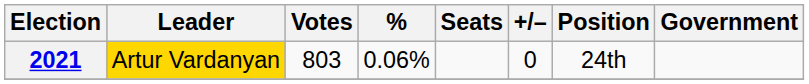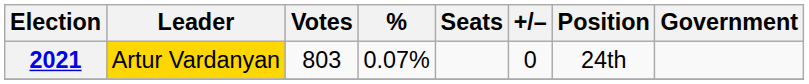(397, 60) 0.06% -> (397, 60) 0.07%
